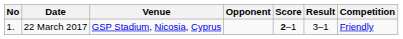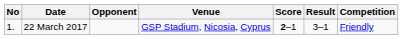columns swapped: (156, 11) <-> (248, 11)
